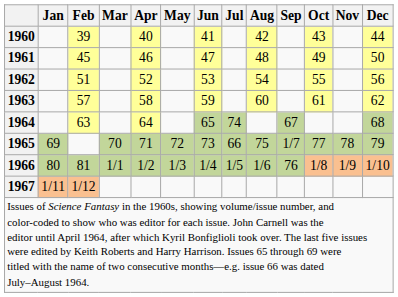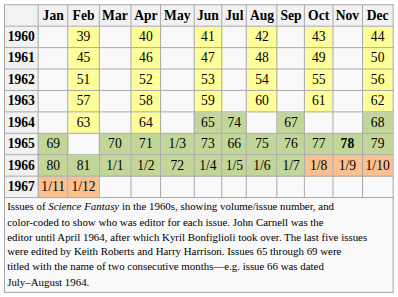(177, 143) 72 -> (177, 143) 1/3
(291, 143) 1/7 -> (291, 143) 76
(347, 143) normal -> (347, 143) bold
(177, 165) 1/3 -> (177, 165) 72
(291, 165) 76 -> (291, 165) 1/7
